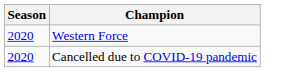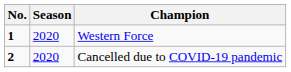+ column: (17, 14)
